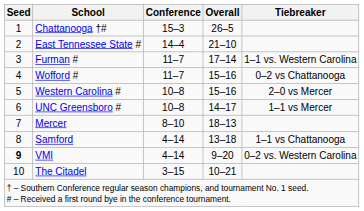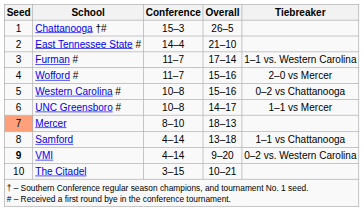(300, 76) 0–2 vs Chattanooga -> (300, 76) 2–0 vs Mercer
(300, 92) 2–0 vs Mercer -> (300, 92) 0–2 vs Chattanooga
(19, 124) no background -> (19, 124) lightsalmon background
